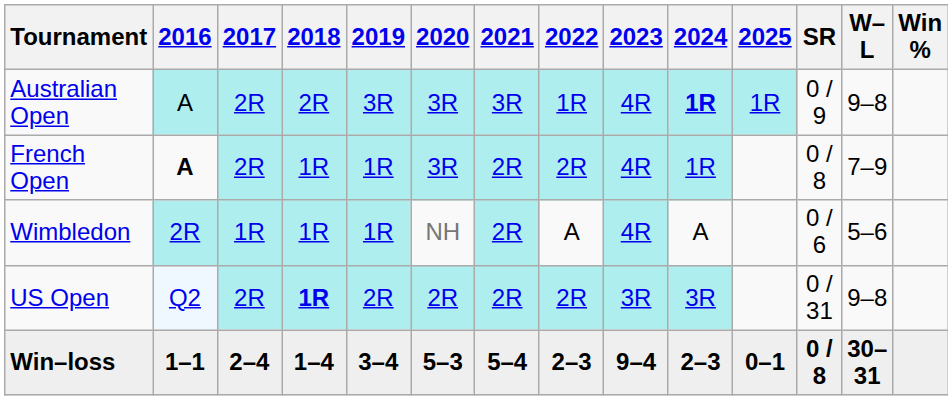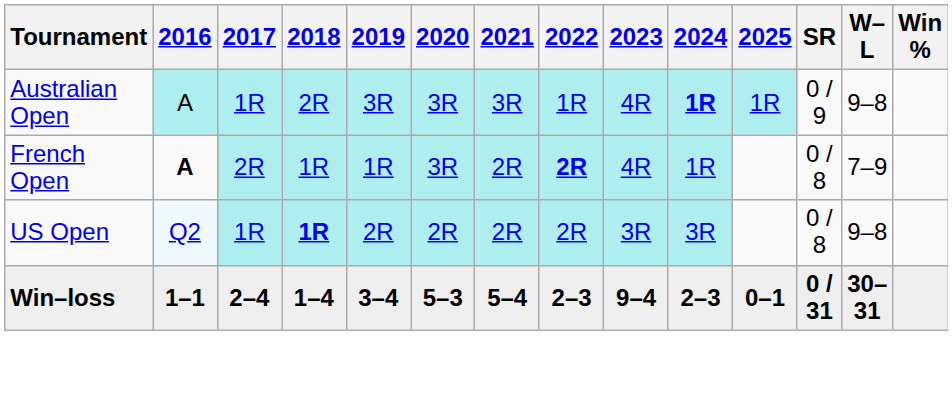(249, 102) 2R -> (249, 102) 1R
(572, 167) normal -> (572, 167) bold
- row: (70, 232)
(249, 297) 2R -> (249, 232) 1R
(819, 297) 0 / 31 -> (819, 232) 0 / 8
(819, 362) 0 / 8 -> (819, 297) 0 / 31
